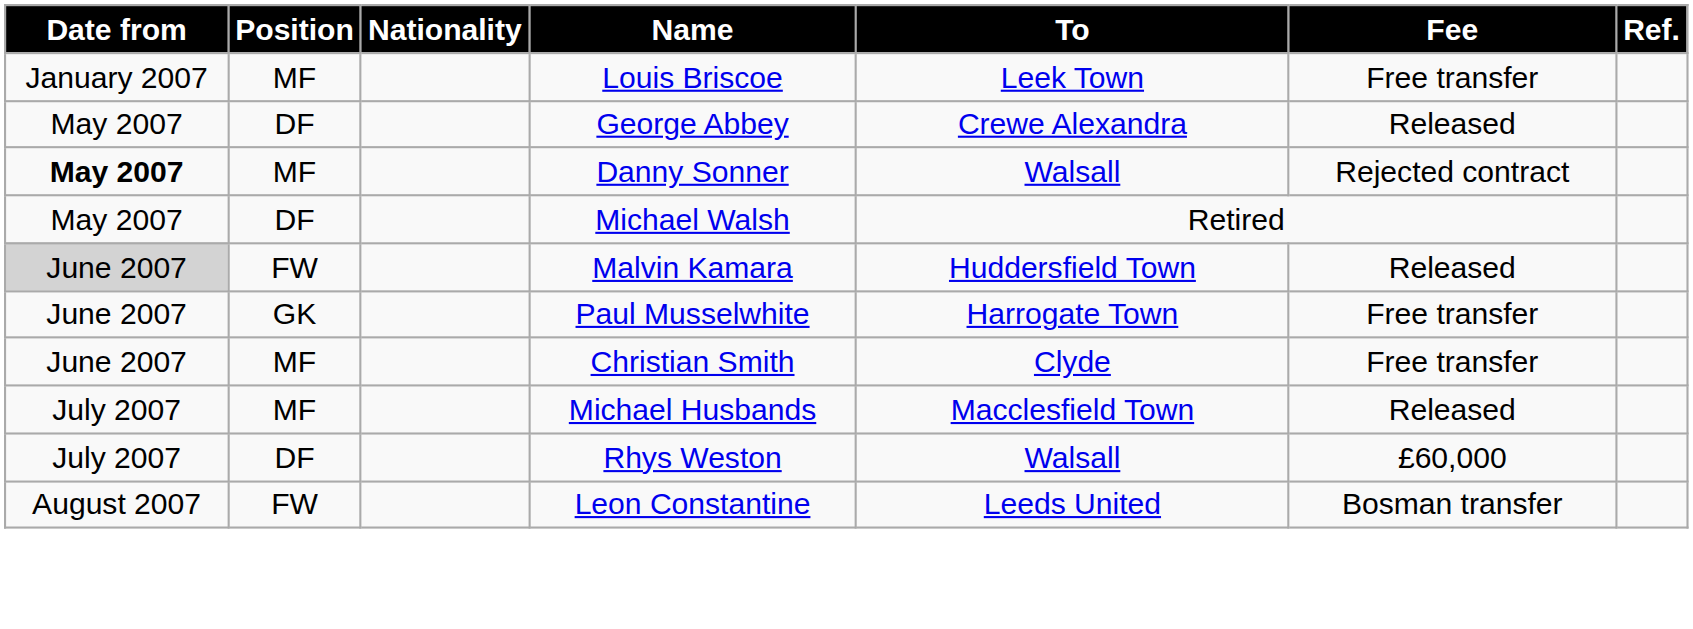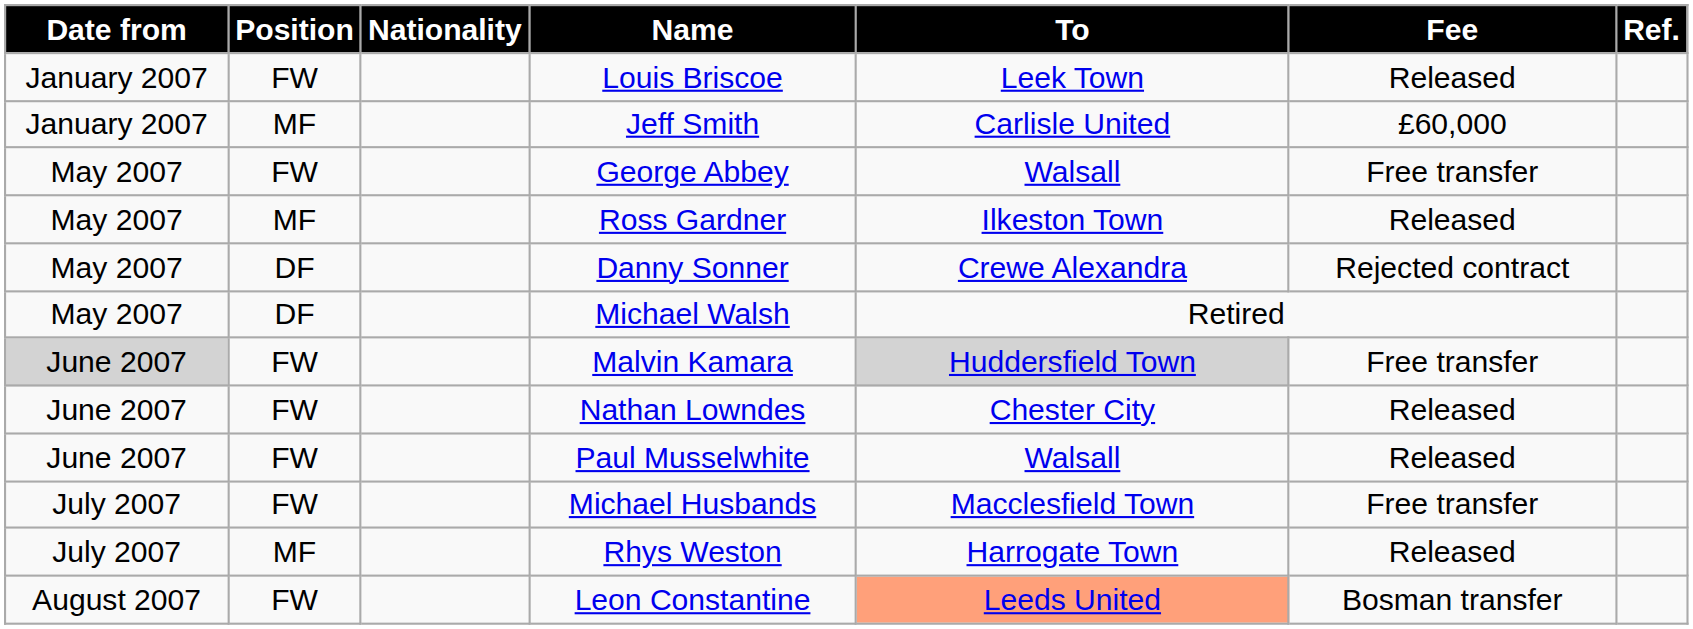(295, 77) MF -> (295, 77) FW
(1452, 77) Free transfer -> (1452, 77) Released
+ row: (693, 124)
(295, 124) DF -> (295, 172) FW
(1072, 124) Crewe Alexandra -> (1072, 172) Walsall
(1452, 124) Released -> (1452, 172) Free transfer
+ row: (693, 219)
(117, 172) bold -> (117, 267) normal
(295, 172) MF -> (295, 267) DF
(1072, 172) Walsall -> (1072, 267) Crewe Alexandra
(1072, 267) no background -> (1072, 362) lightgrey background
(1452, 267) Released -> (1452, 362) Free transfer
+ row: (693, 410)
(295, 314) GK -> (295, 457) FW
(1072, 314) Harrogate Town -> (1072, 457) Walsall
(1452, 314) Free transfer -> (1452, 457) Released
- row: (693, 362)
(295, 410) MF -> (295, 505) FW
(1452, 410) Released -> (1452, 505) Free transfer
(295, 457) DF -> (295, 552) MF
(1072, 457) Walsall -> (1072, 552) Harrogate Town
(1452, 457) £60,000 -> (1452, 552) Released
(1072, 505) no background -> (1072, 600) lightsalmon background
